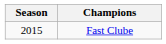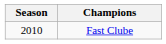(32, 30) 2015 -> (32, 30) 2010
